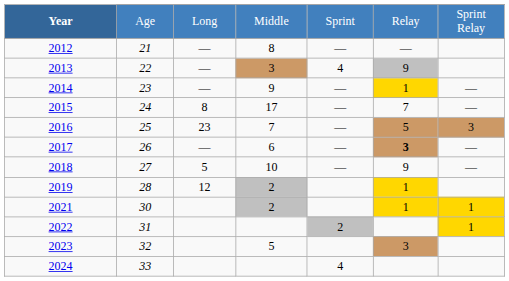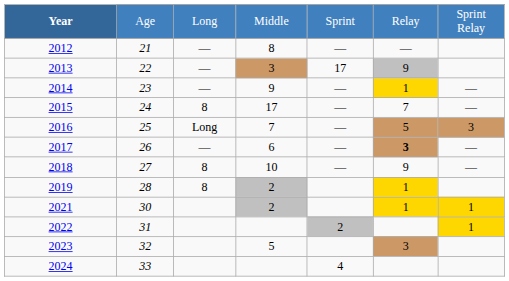(340, 68) 4 -> (340, 68) 17
(205, 127) 23 -> (205, 127) Long
(205, 167) 5 -> (205, 167) 8
(205, 187) 12 -> (205, 187) 8
